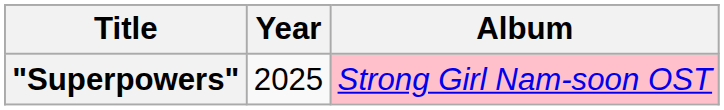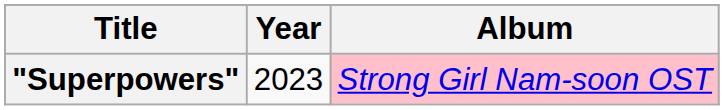(288, 78) 2025 -> (288, 78) 2023
